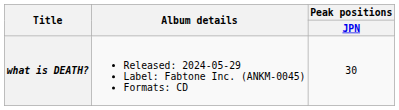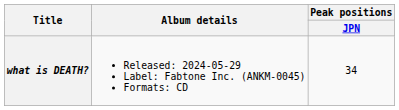(351, 71) 30 -> (351, 71) 34
